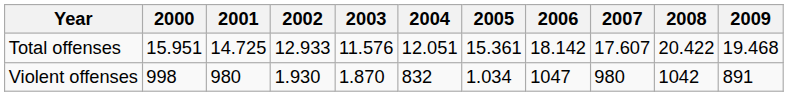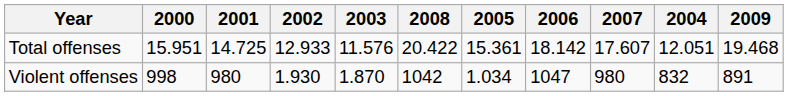columns swapped: (430, 18) <-> (686, 18)
